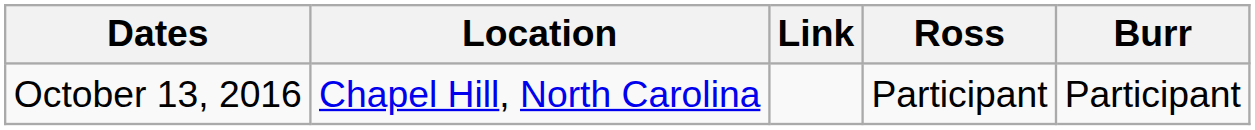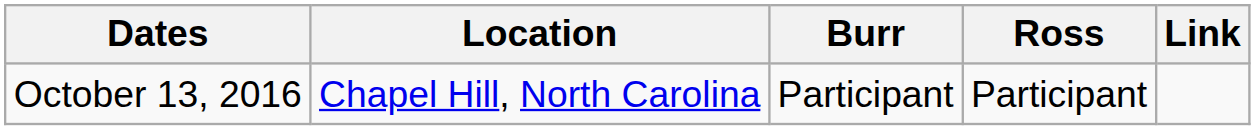columns swapped: (1153, 34) <-> (816, 34)
